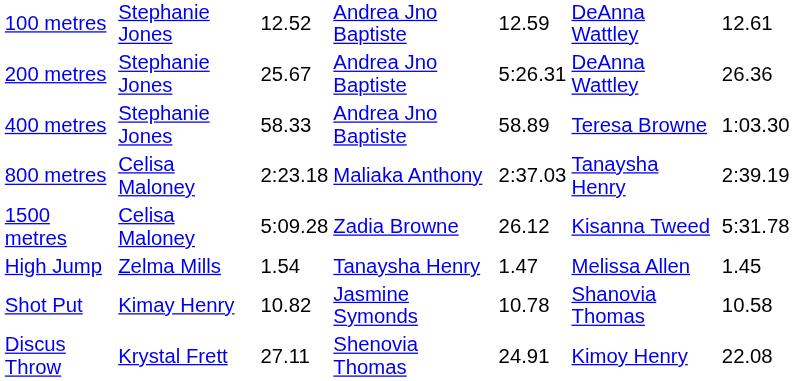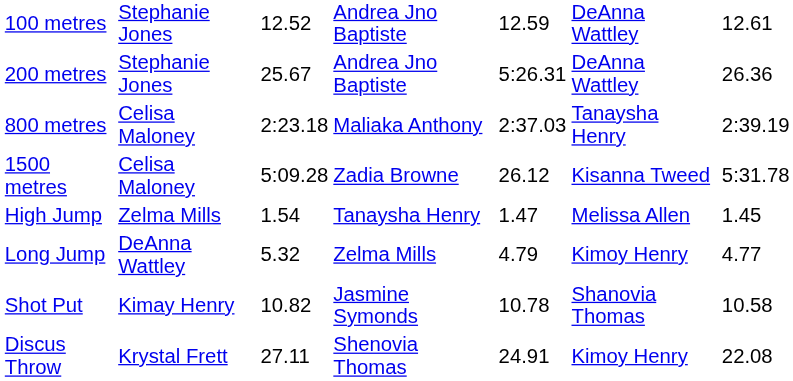- row: (56, 125)
+ row: (55, 254)
